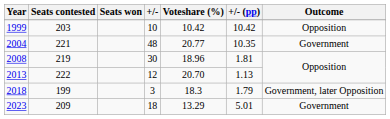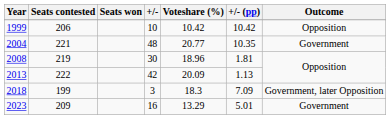(63, 28) 203 -> (63, 28) 206
(152, 75) 12 -> (152, 75) 42
(193, 75) 20.70 -> (193, 75) 20.09
(244, 91) 1.79 -> (244, 91) 7.09
(152, 106) 18 -> (152, 106) 16
